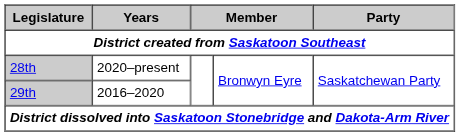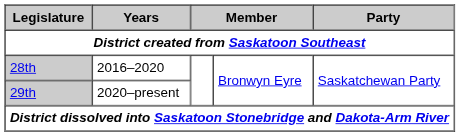(138, 67) 2020–present -> (131, 67) 2016–2020
(131, 93) 2016–2020 -> (138, 93) 2020–present
